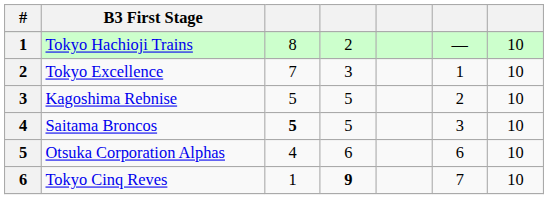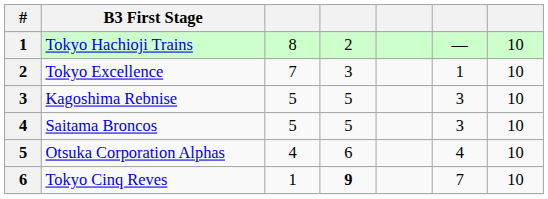(460, 99) 2 -> (460, 99) 3
(293, 126) bold -> (293, 126) normal
(460, 153) 6 -> (460, 153) 4
